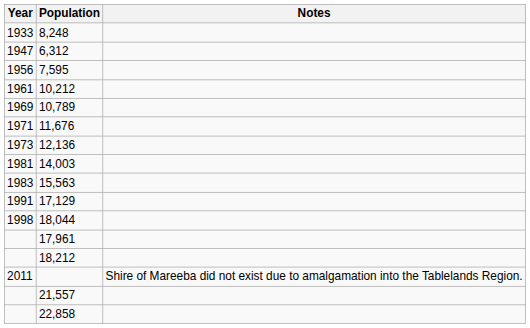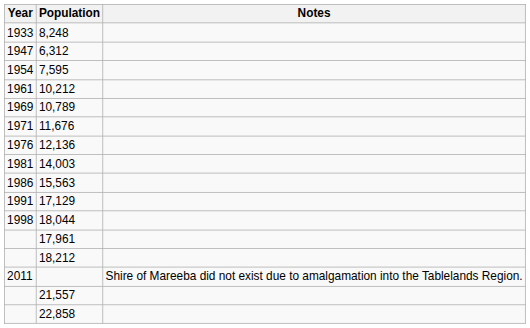(20, 70) 1956 -> (20, 70) 1954
(20, 145) 1973 -> (20, 145) 1976
(20, 182) 1983 -> (20, 182) 1986
